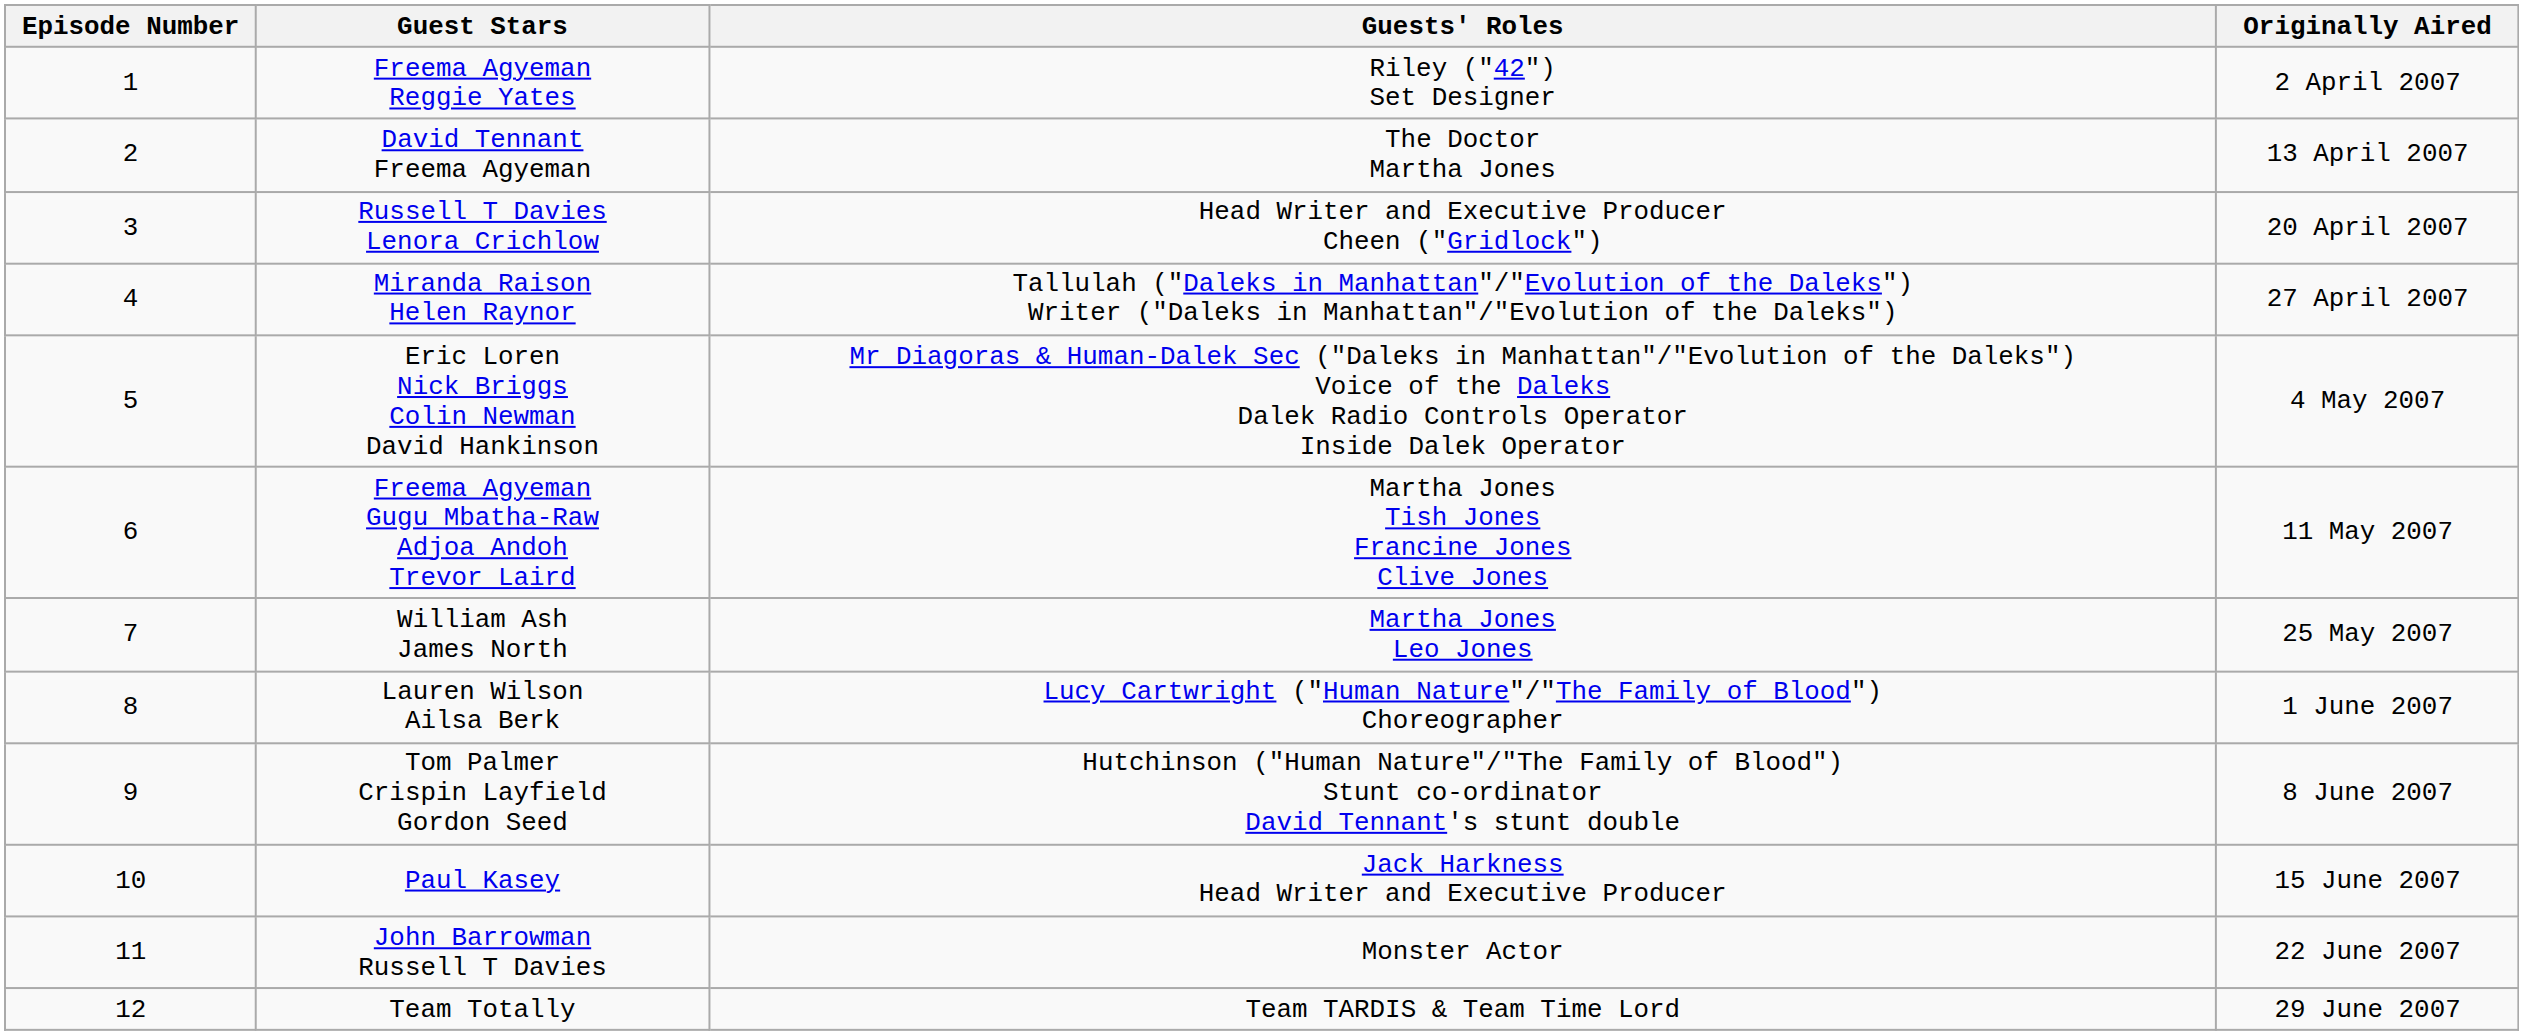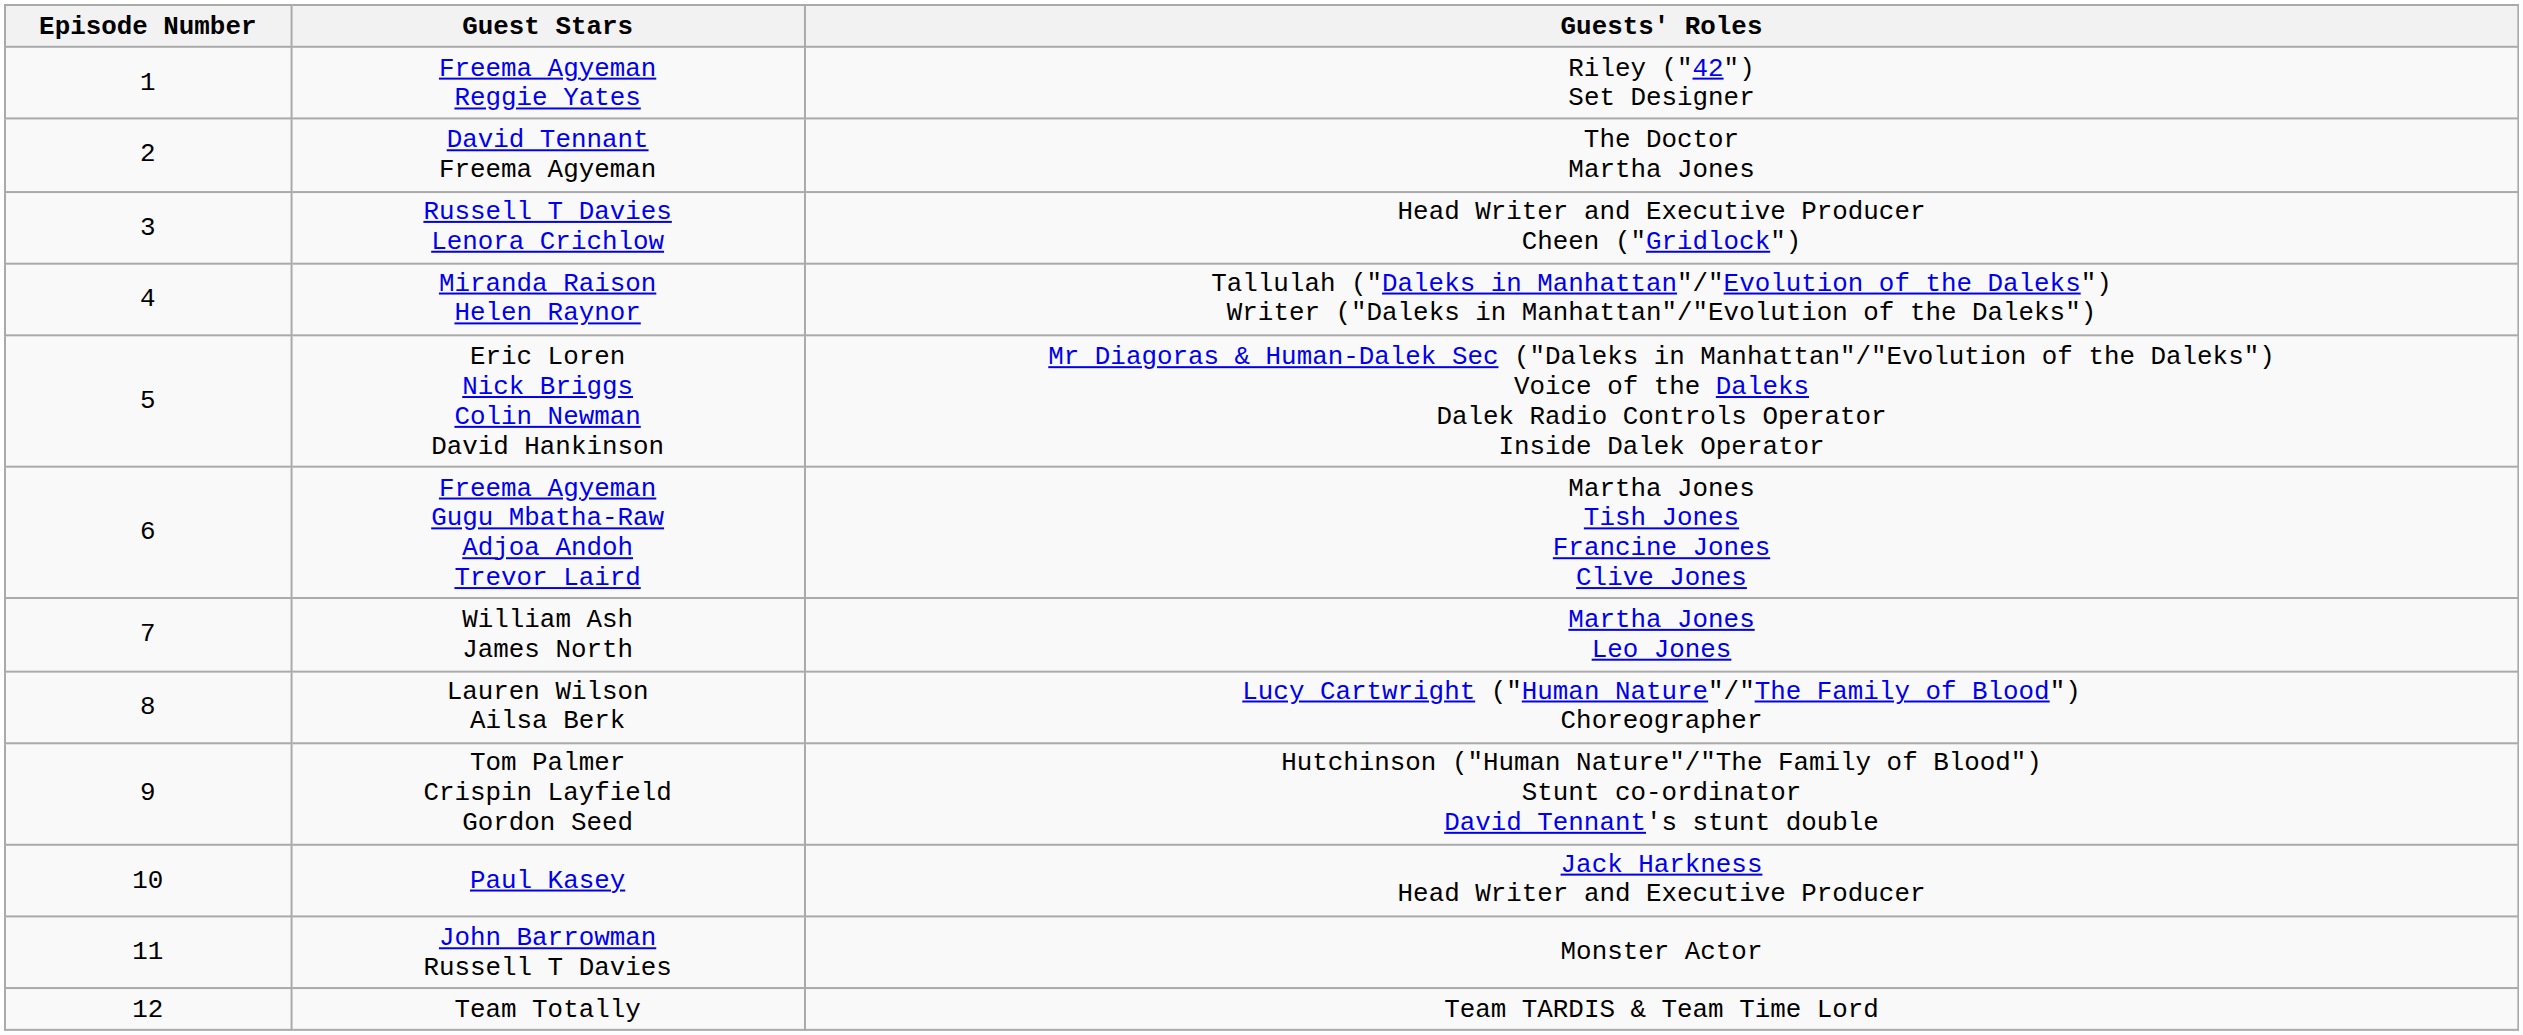- column: (2368, 26)
